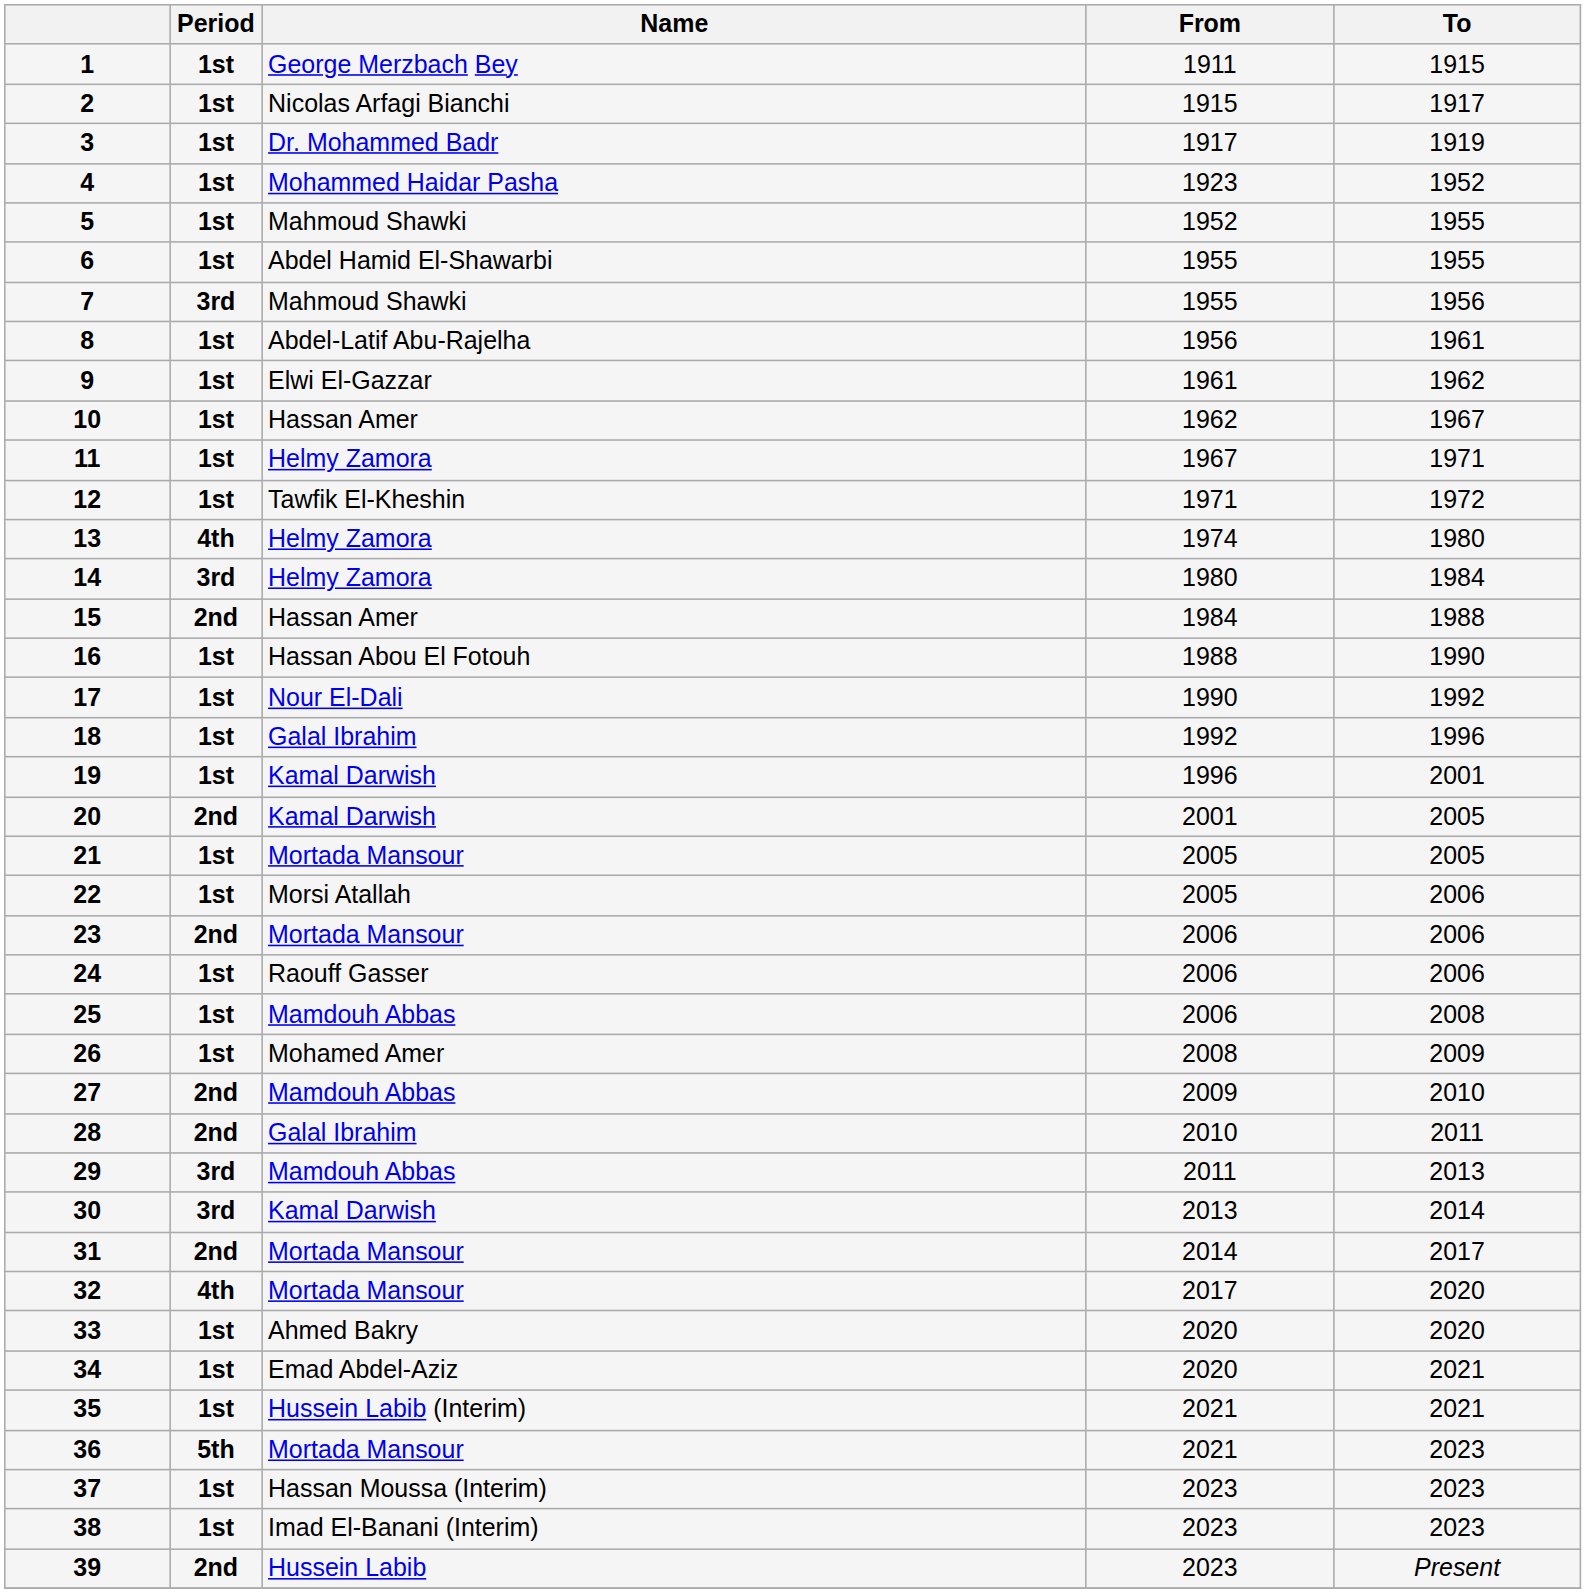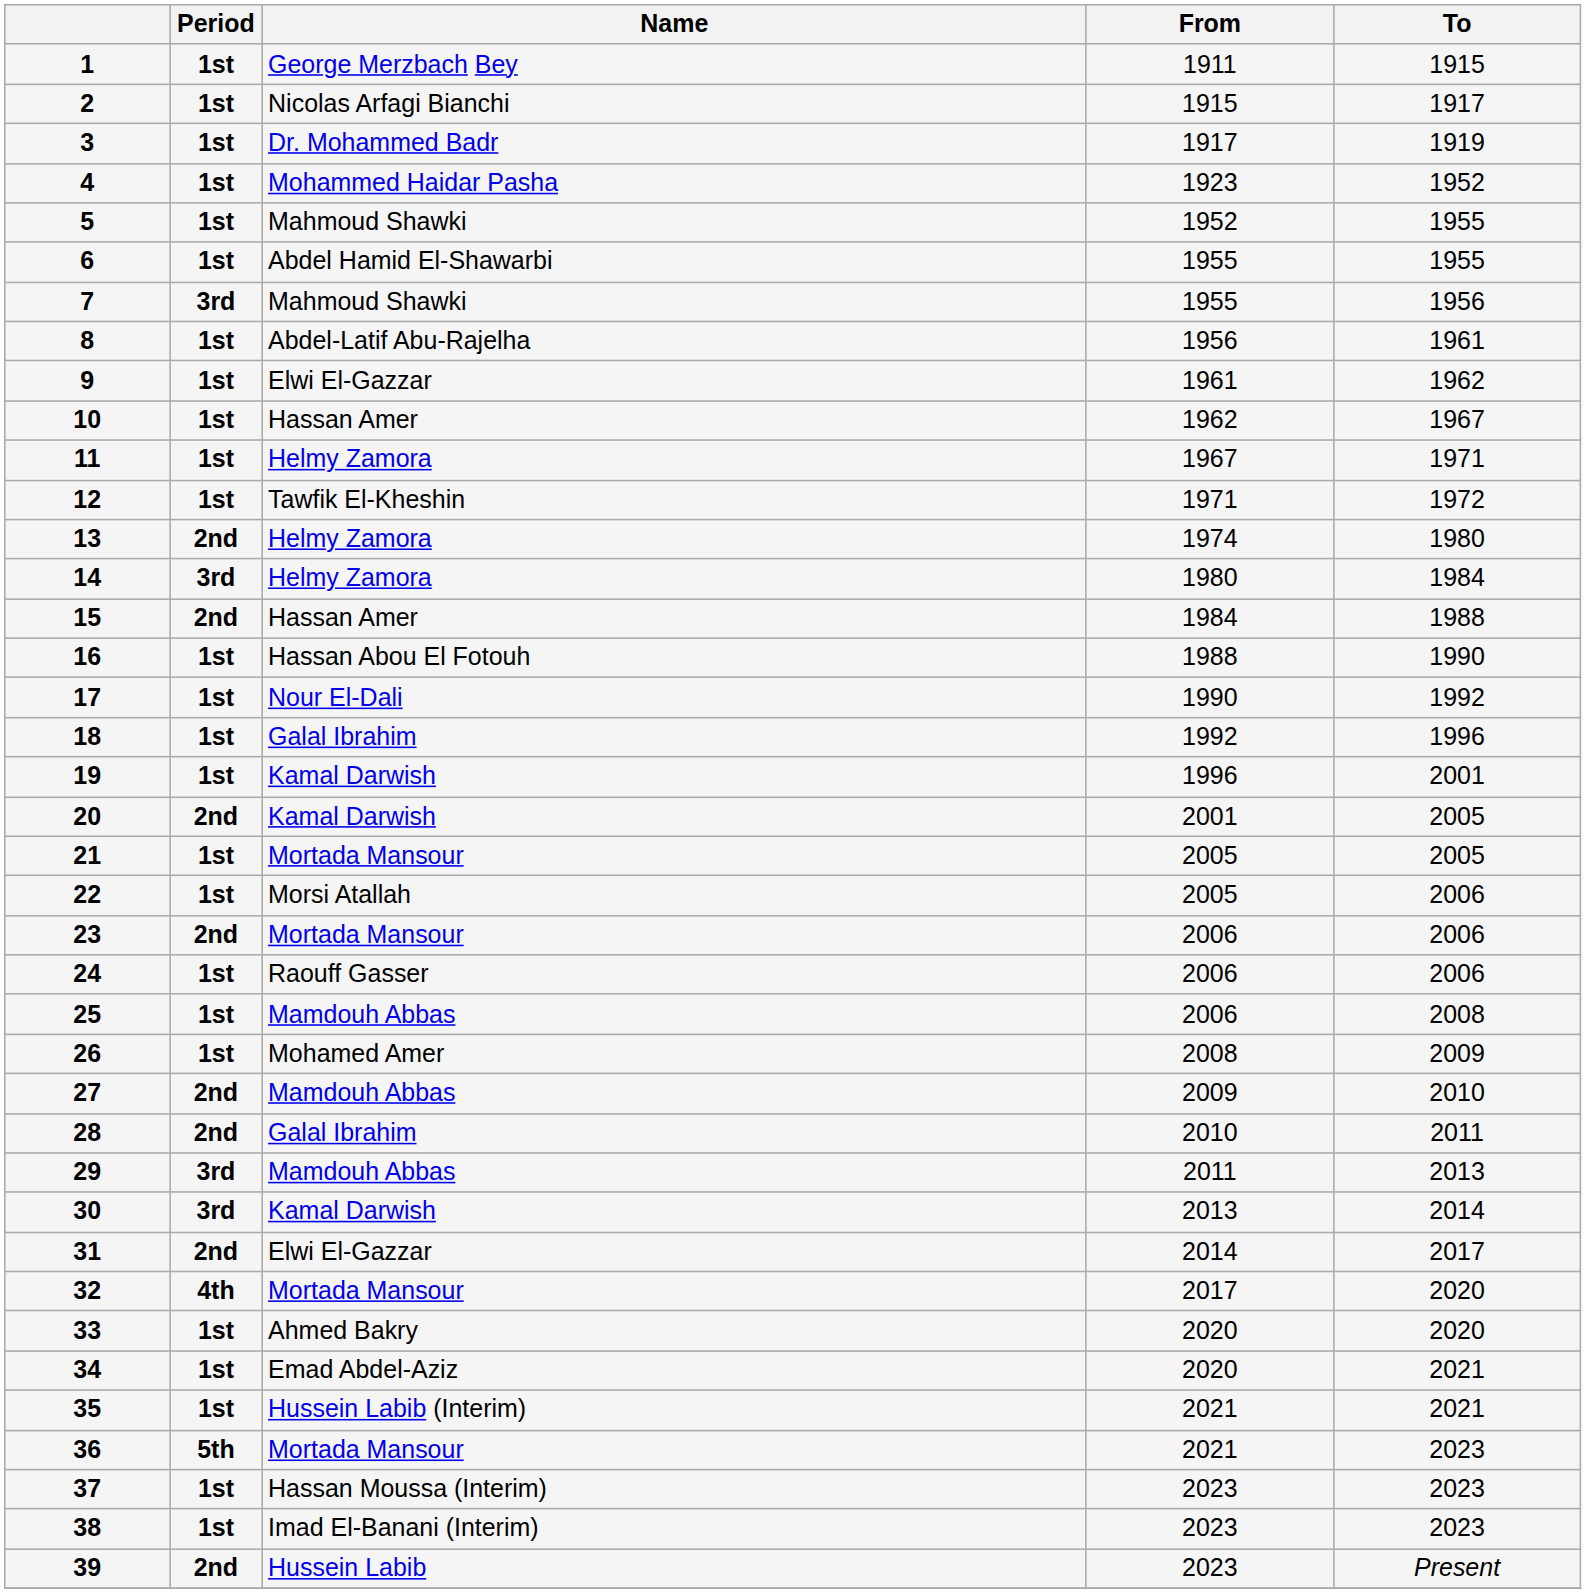(216, 538) 4th -> (216, 538) 2nd
(366, 1251) Mortada Mansour -> (350, 1251) Elwi El-Gazzar
